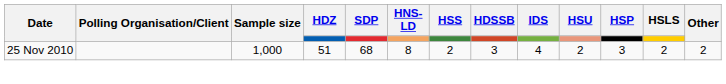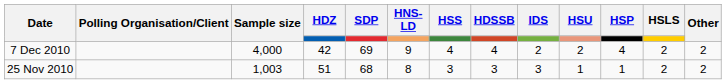+ row: (40, 50)
(267, 50) 1,000 -> (267, 69) 1,003
(450, 50) 2 -> (450, 69) 3
(538, 50) 4 -> (538, 69) 3
(580, 50) 2 -> (580, 69) 1
(622, 50) 3 -> (622, 69) 1
